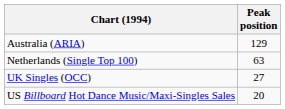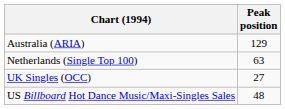(259, 95) 20 -> (259, 95) 48
